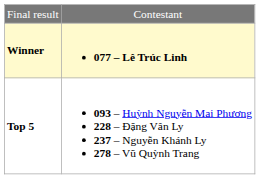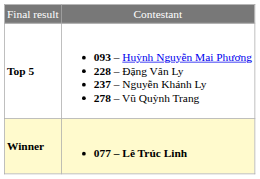rows swapped: (26, 50) <-> (21, 126)
